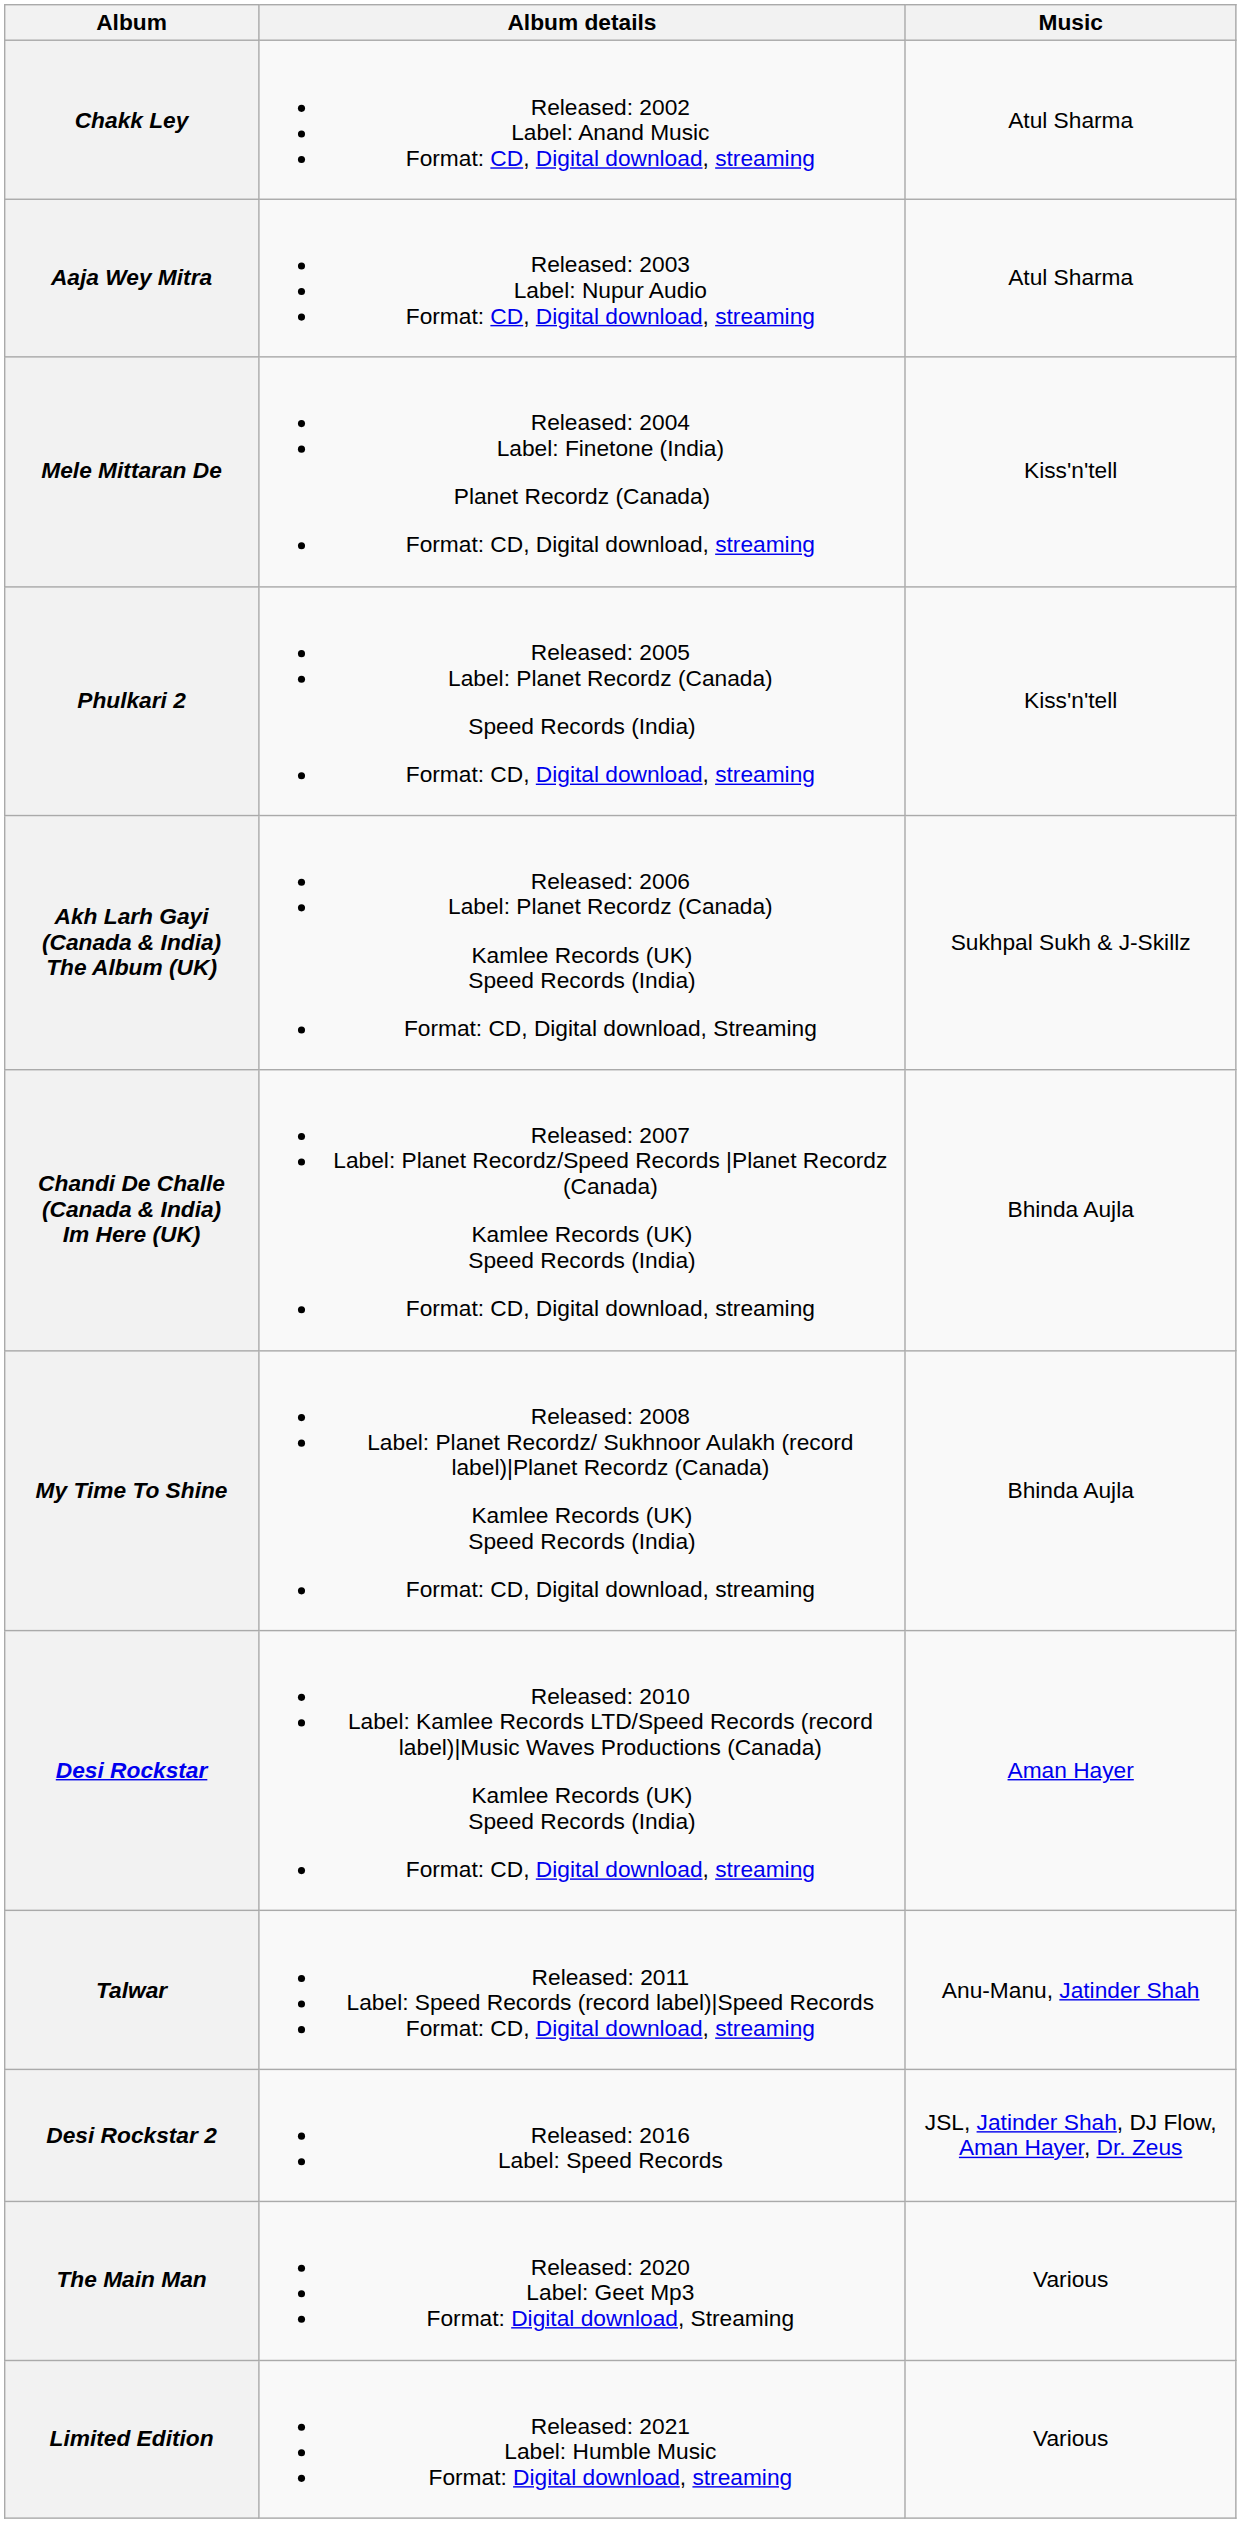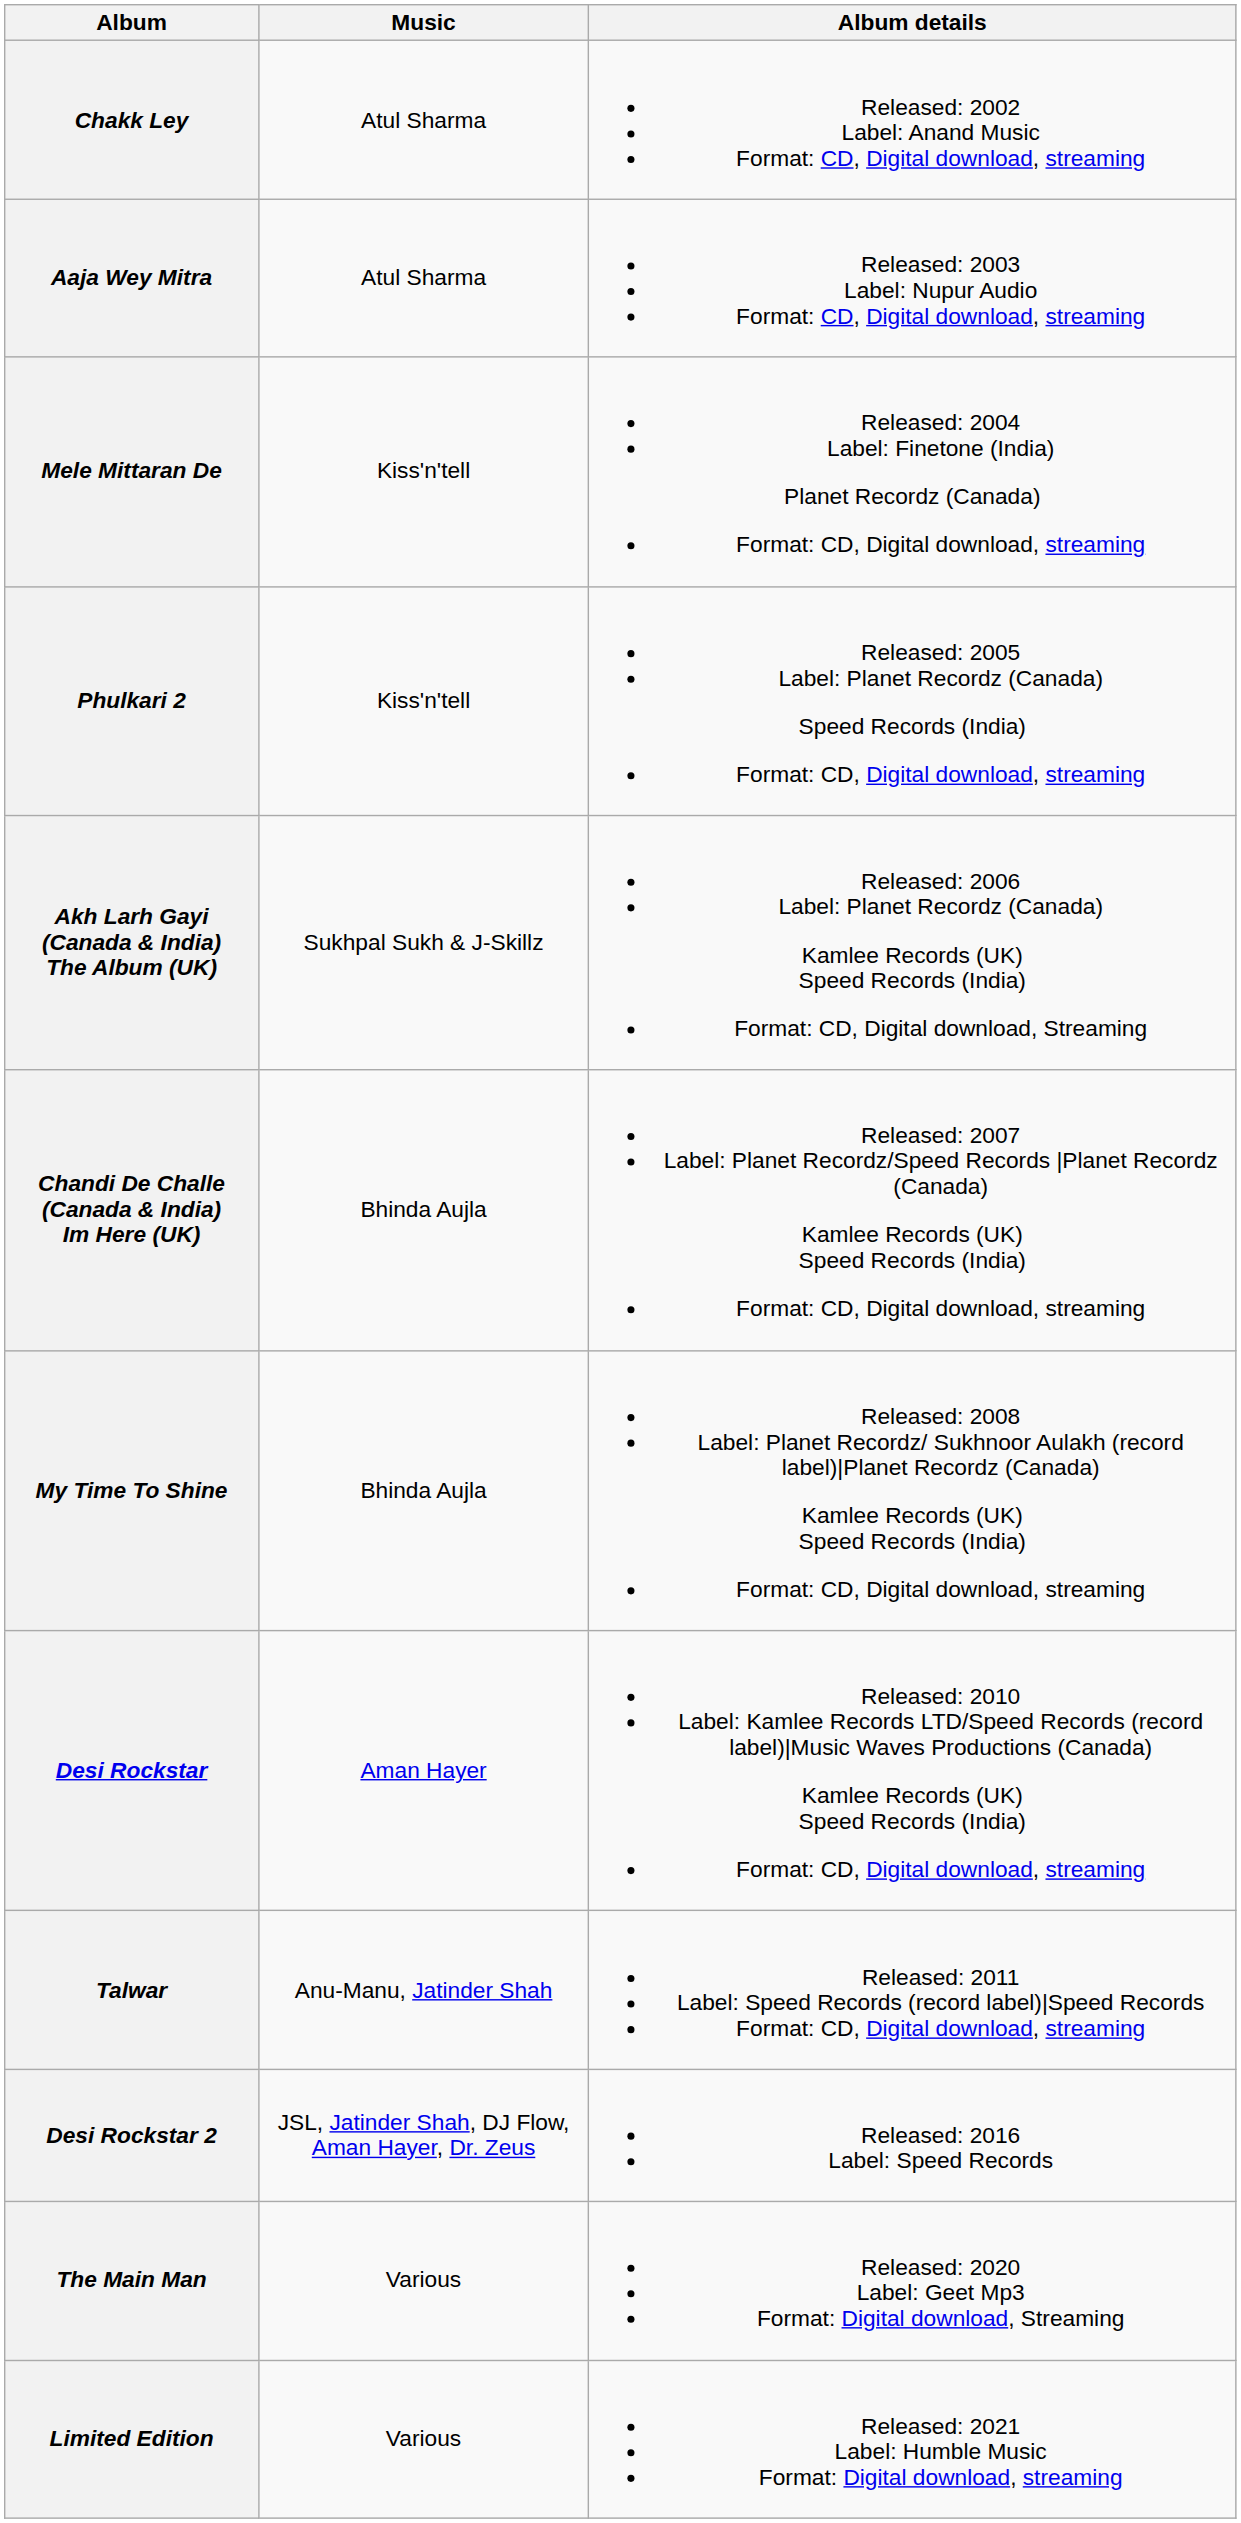columns swapped: (582, 22) <-> (1071, 22)
